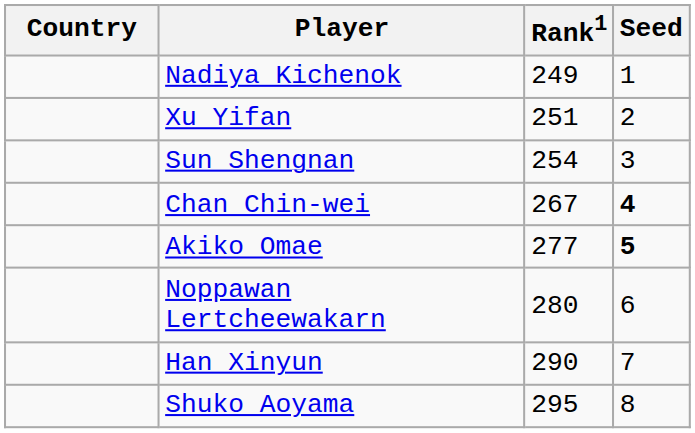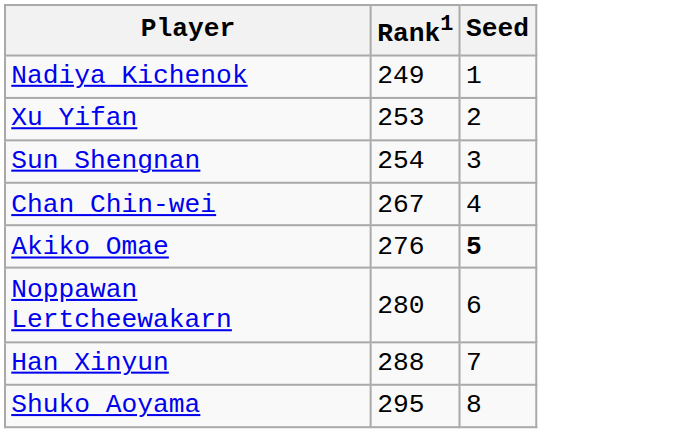- column: (82, 30)
(555, 119) 251 -> (401, 119) 253
(628, 204) bold -> (474, 204) normal
(555, 247) 277 -> (401, 247) 276
(555, 363) 290 -> (401, 363) 288
